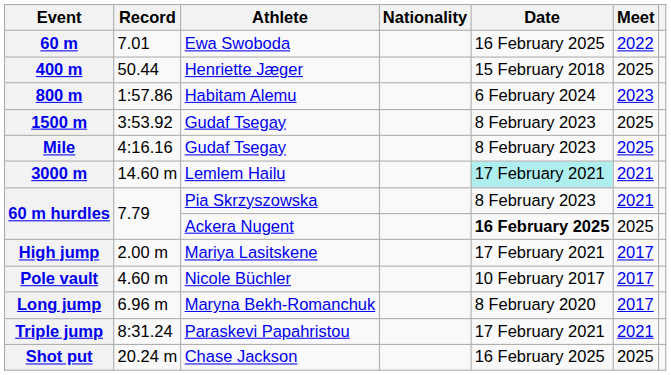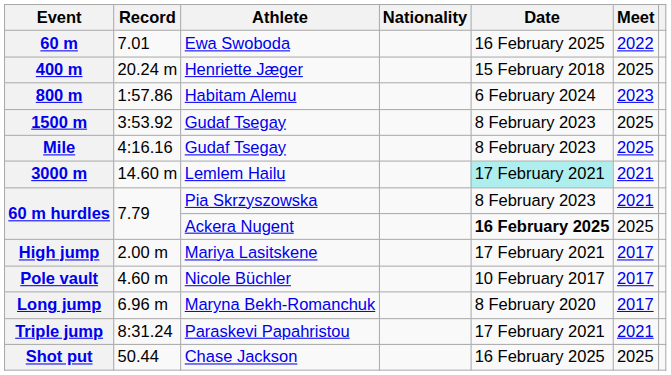(138, 69) 50.44 -> (147, 69) 20.24 m
(147, 357) 20.24 m -> (138, 357) 50.44
